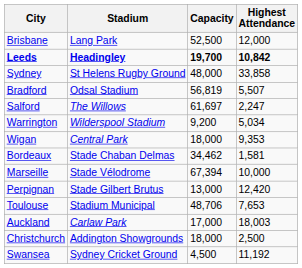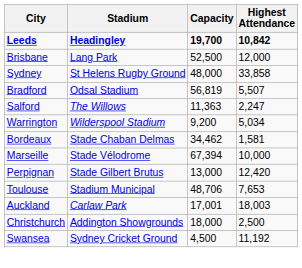rows swapped: (22, 57) <-> (27, 40)
(206, 106) 61,697 -> (206, 106) 11,363
- row: (21, 139)
(206, 222) 17,000 -> (206, 205) 17,001
